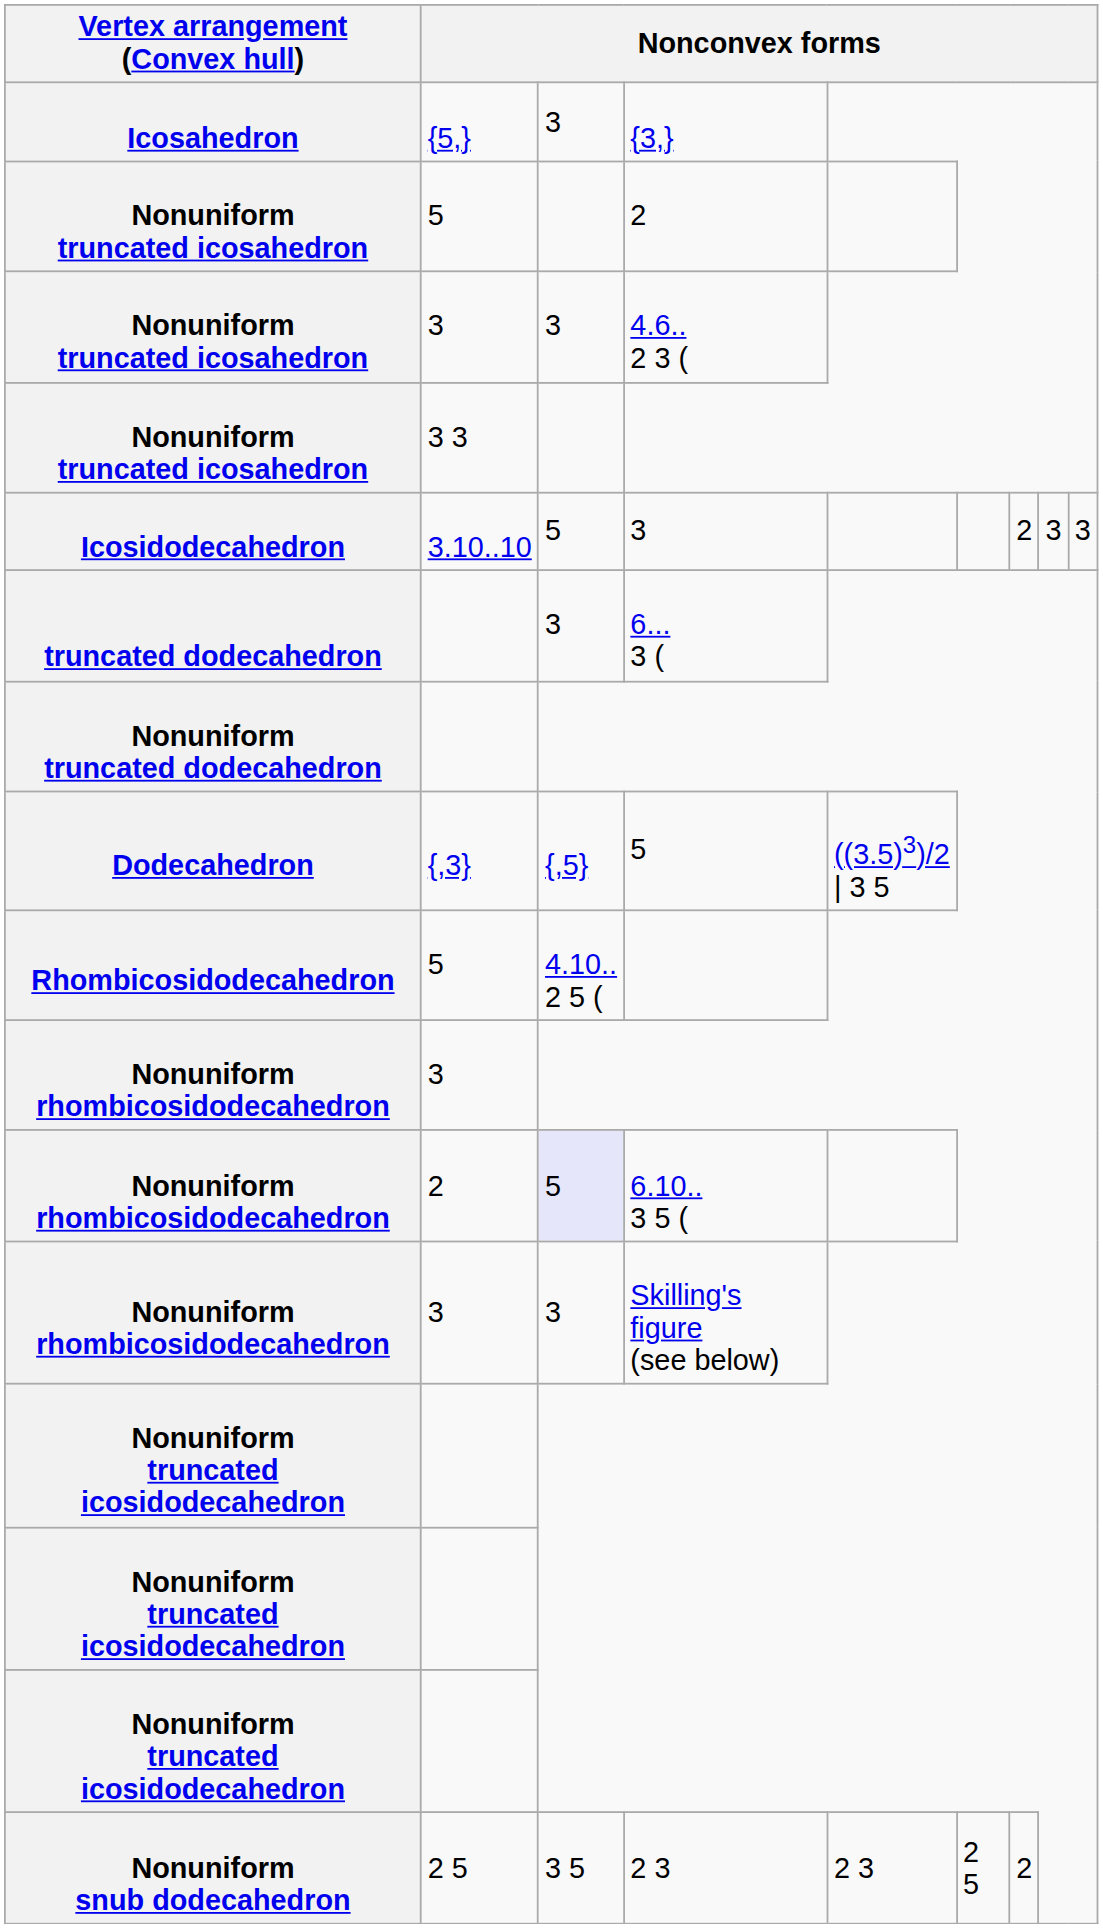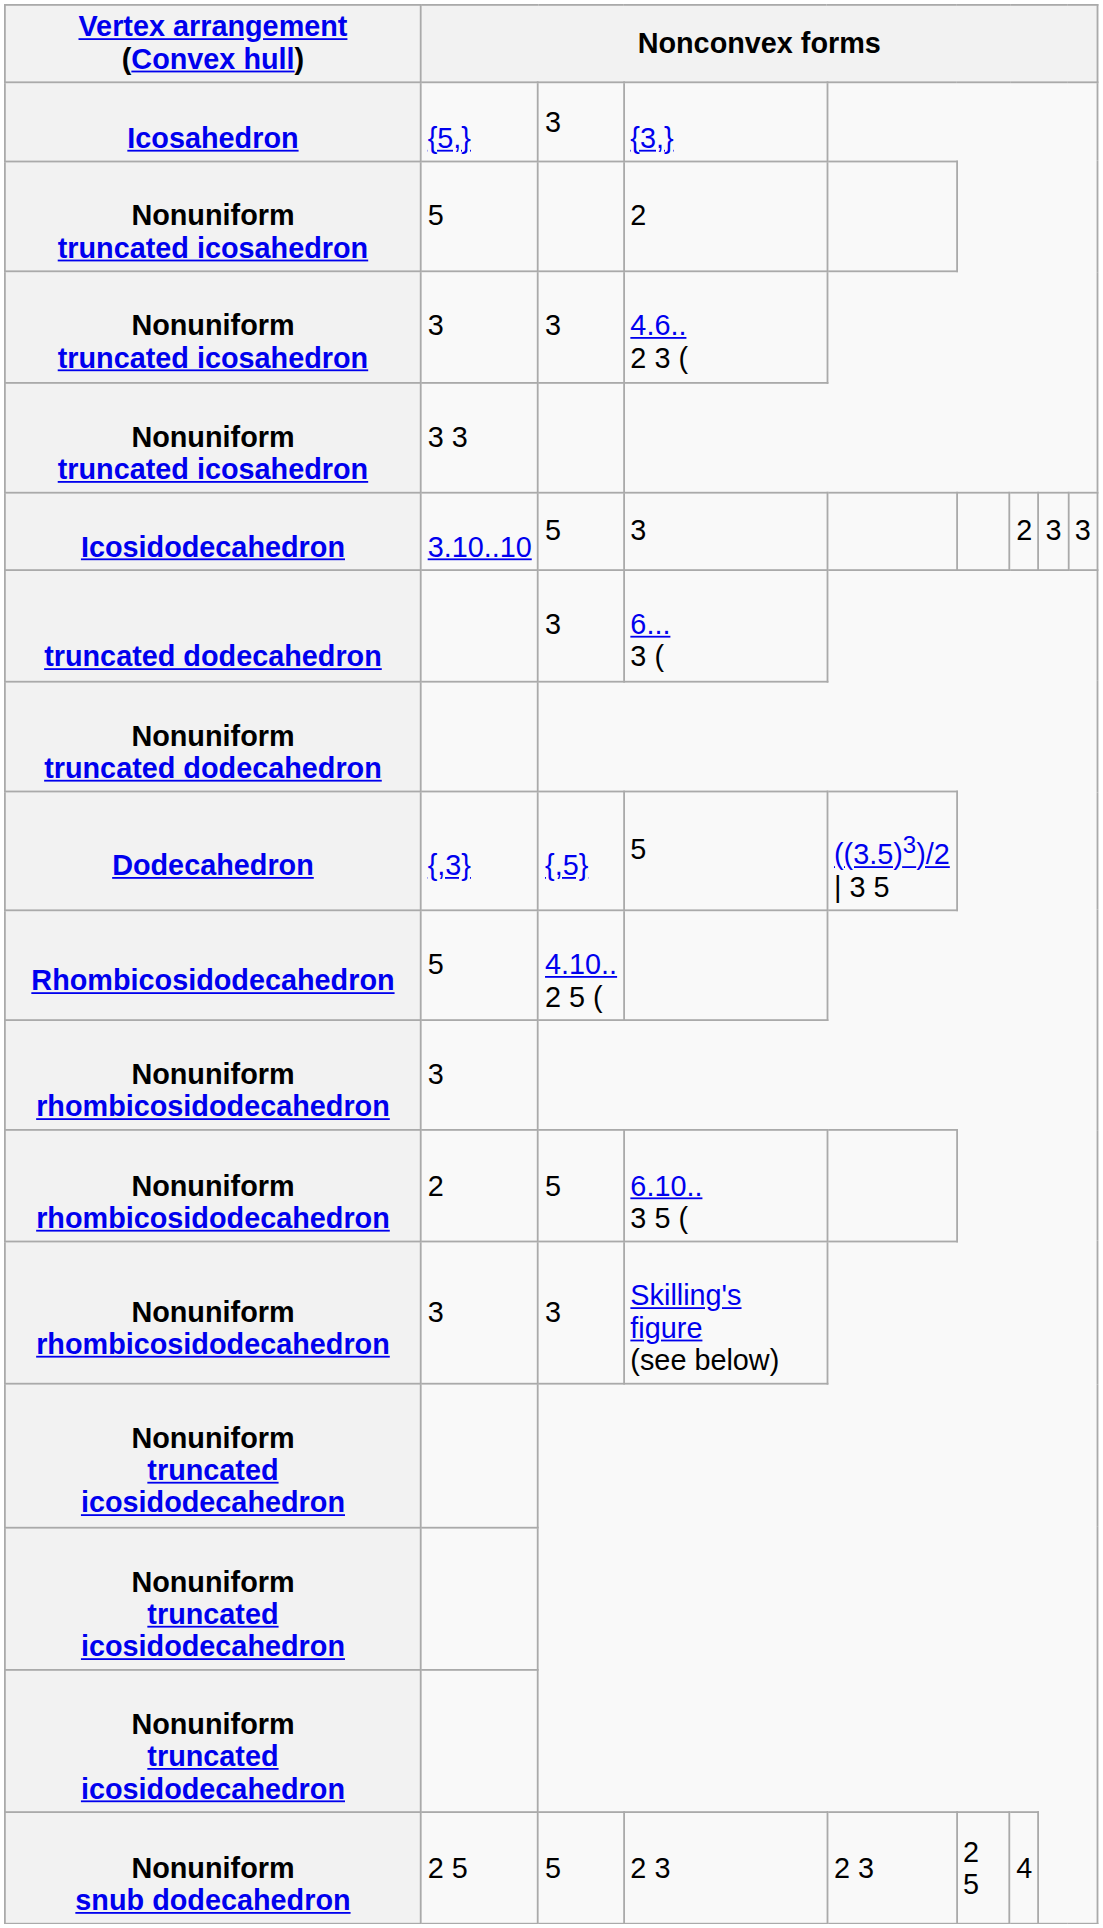(553, 1185) lavender background -> (553, 1185) no background
(565, 1867) 3 5 -> (553, 1867) 5
(1024, 1867) 2 -> (1024, 1867) 4
